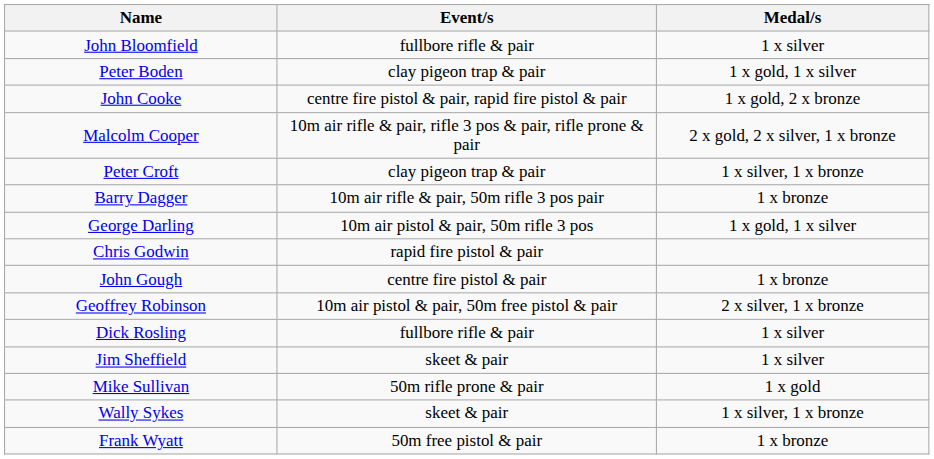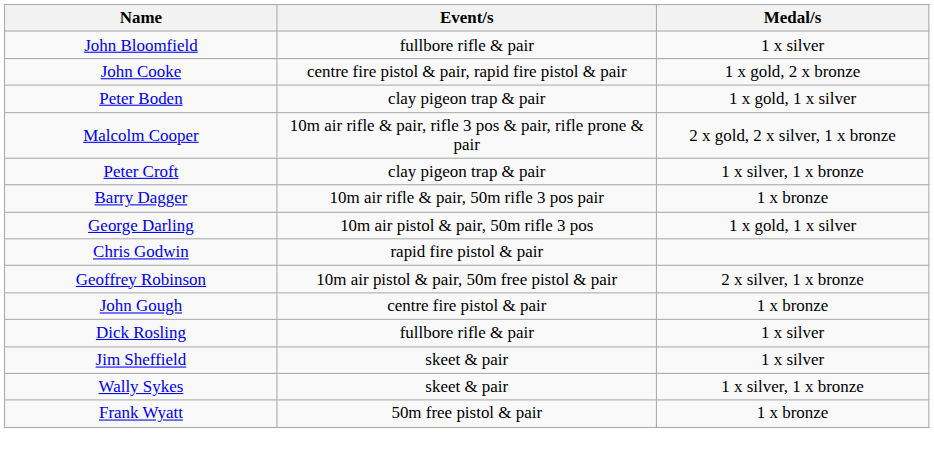rows swapped: (141, 71) <-> (141, 98)
rows swapped: (141, 279) <-> (141, 306)
- row: (141, 386)
